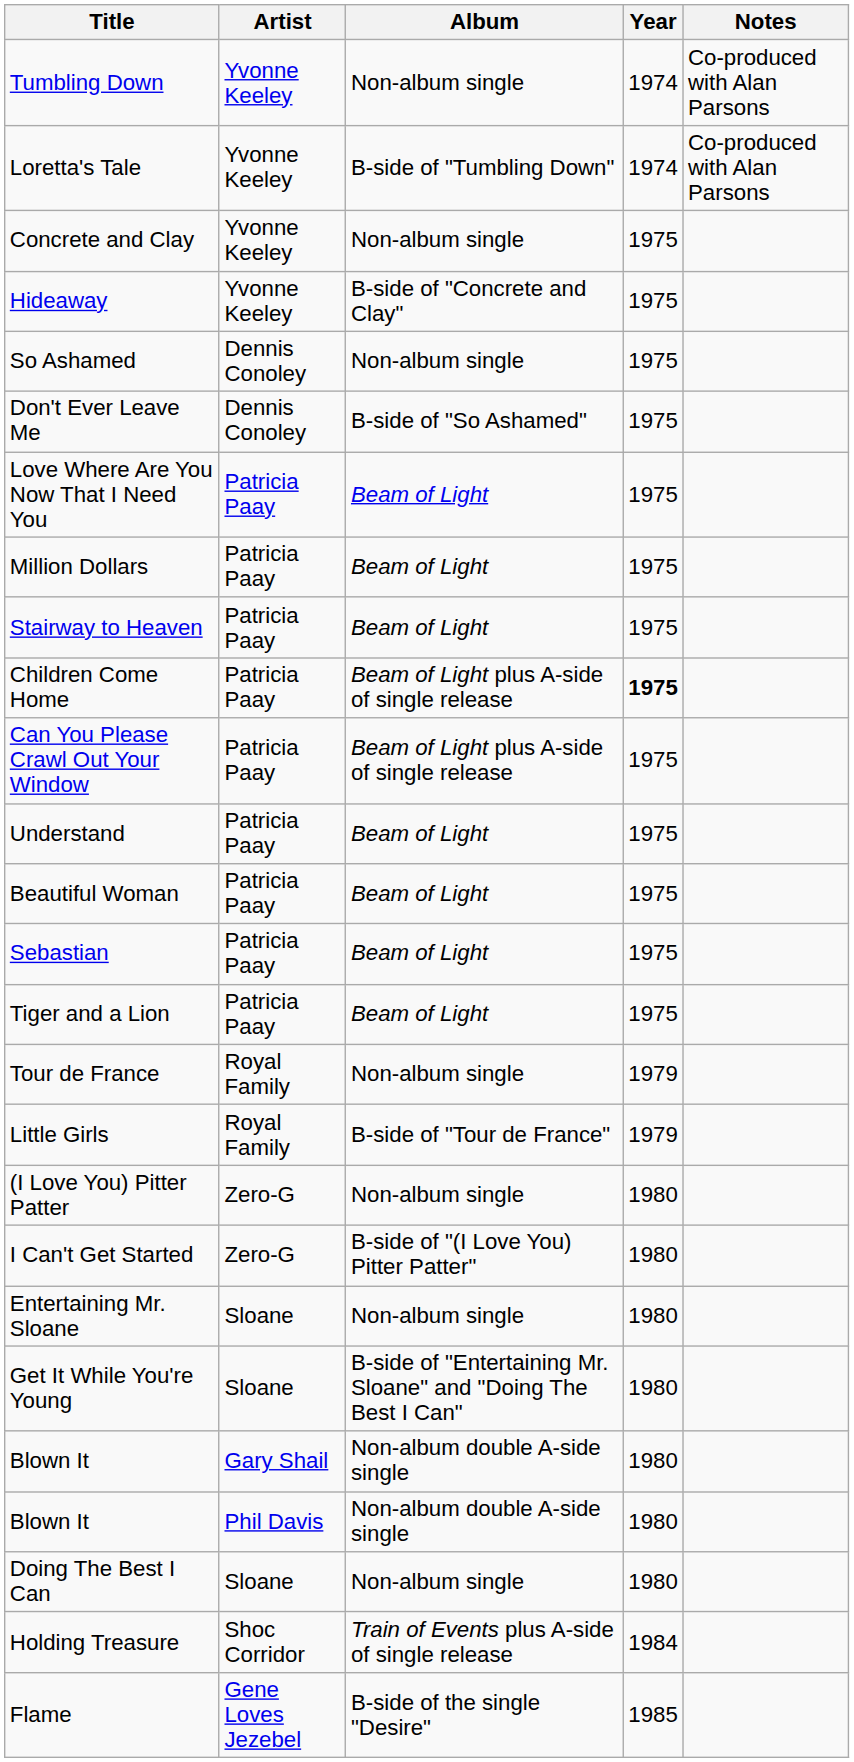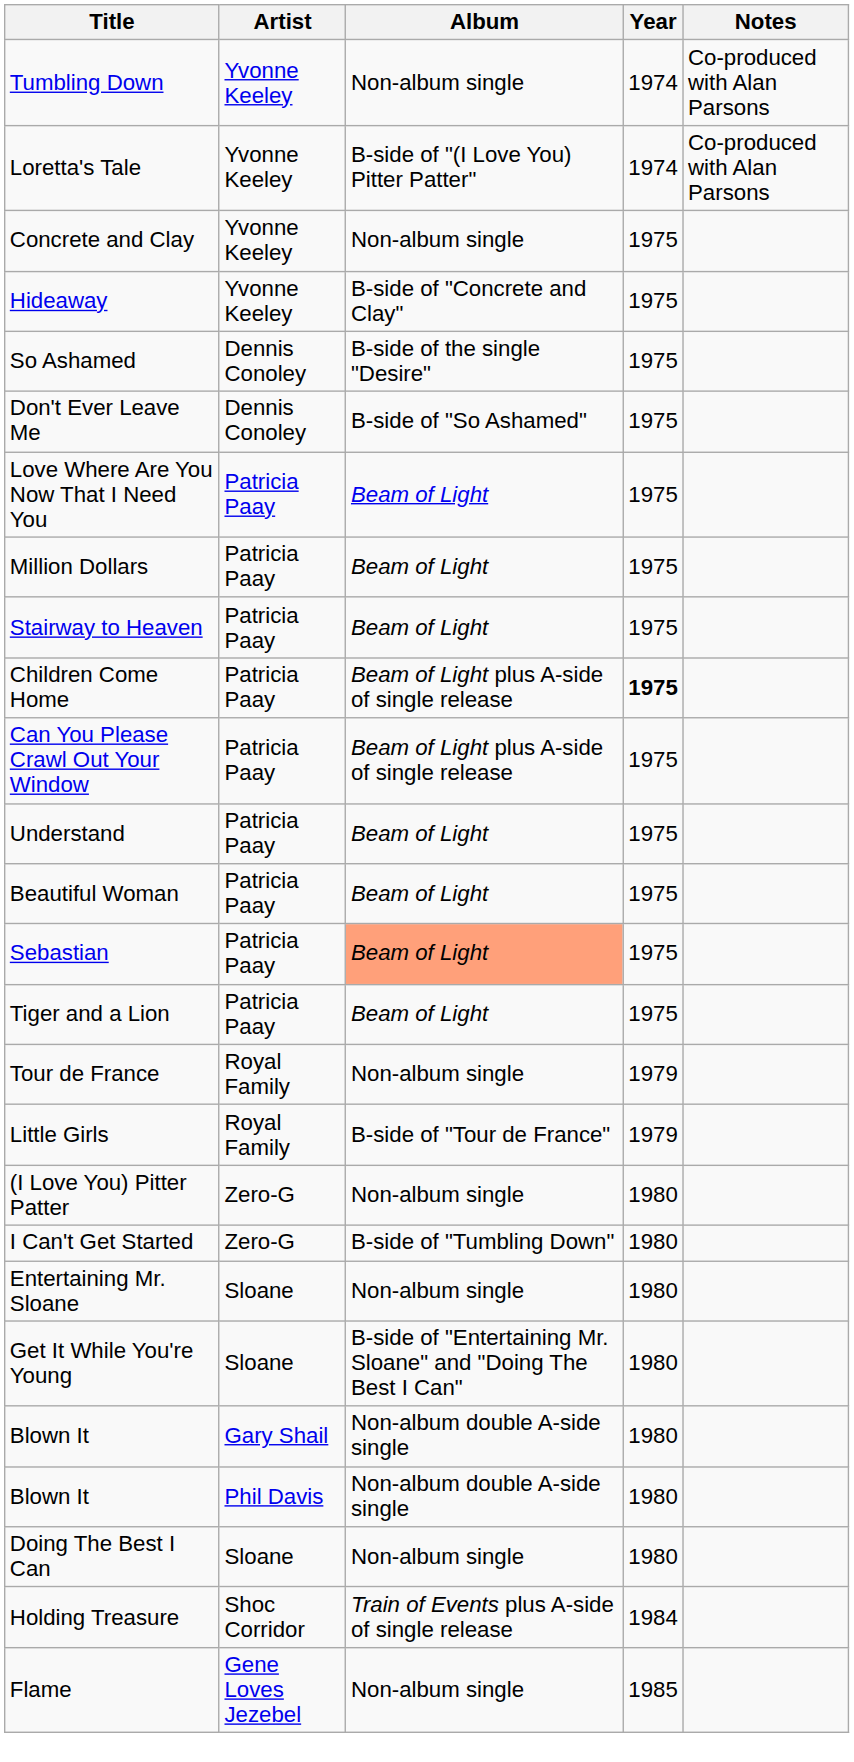(483, 167) B-side of "Tumbling Down" -> (461, 167) B-side of "(I Love You) Pitter Patter"
(437, 361) Non-album single -> (446, 361) B-side of the single "Desire"
(420, 953) no background -> (420, 953) lightsalmon background
(461, 1255) B-side of "(I Love You) Pitter Patter" -> (483, 1242) B-side of "Tumbling Down"
(446, 1714) B-side of the single "Desire" -> (437, 1689) Non-album single
